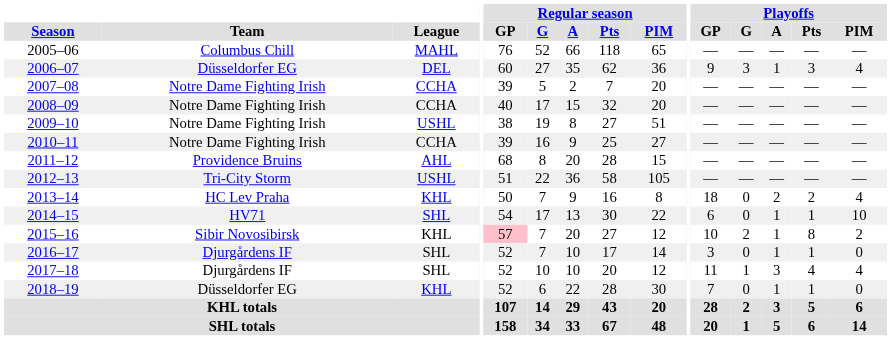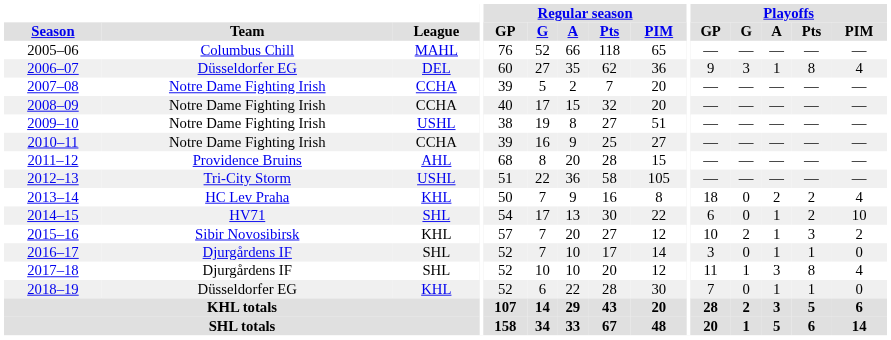(811, 68) 3 -> (811, 68) 8
(811, 215) 1 -> (811, 215) 2
(505, 234) pink background -> (505, 234) no background
(811, 234) 8 -> (811, 234) 3
(811, 270) 4 -> (811, 270) 8
